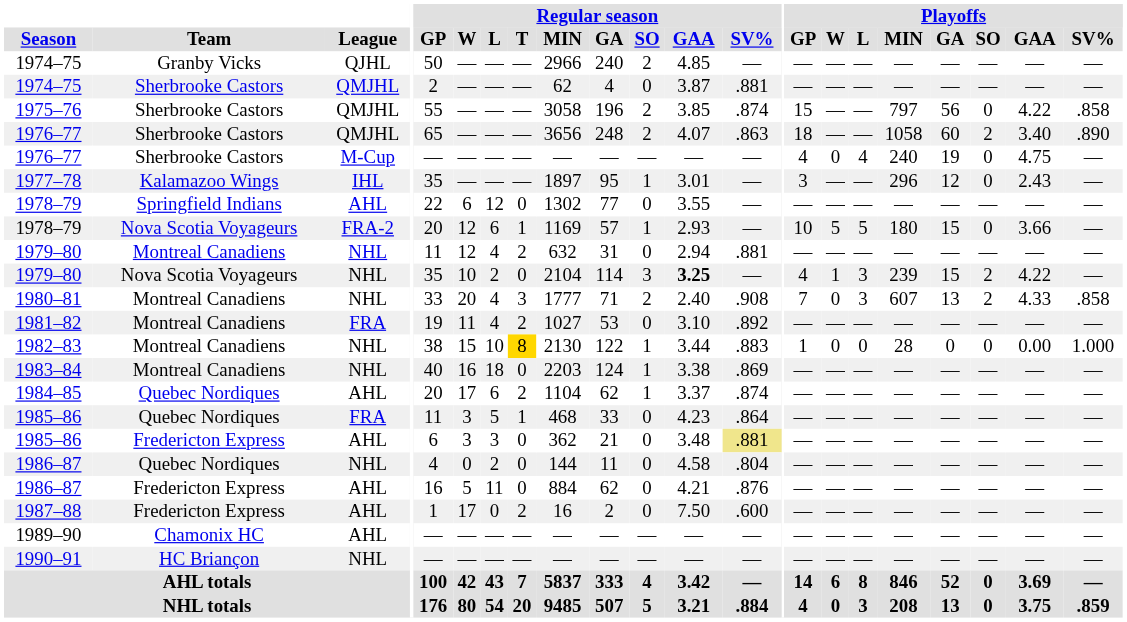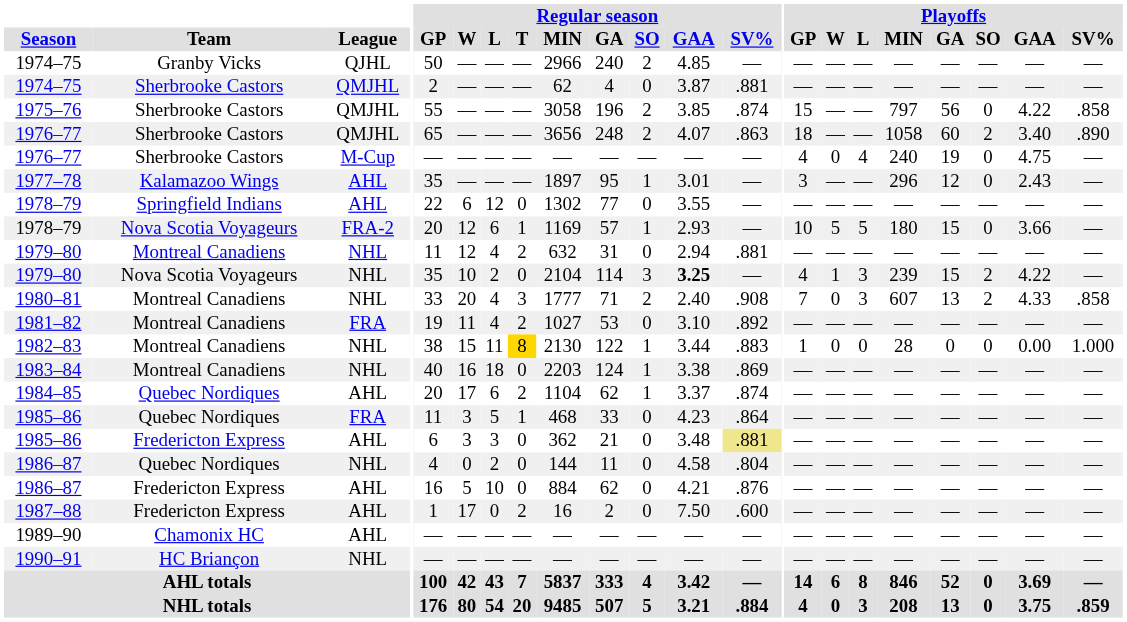(368, 180) IHL -> (368, 180) AHL
(494, 346) 10 -> (494, 346) 11
(494, 487) 11 -> (494, 487) 10
